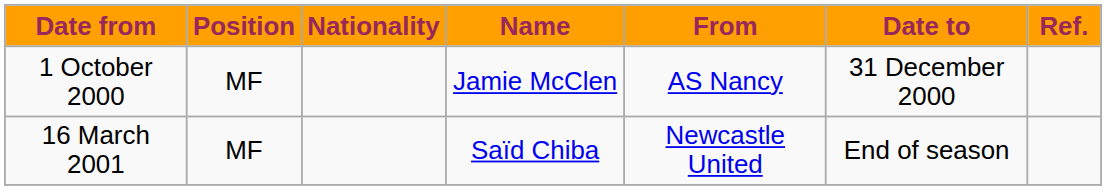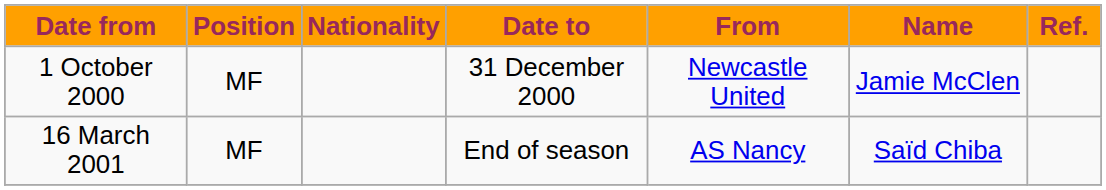columns swapped: (535, 26) <-> (927, 26)
(725, 81) AS Nancy -> (748, 81) Newcastle United
(725, 151) Newcastle United -> (748, 151) AS Nancy
